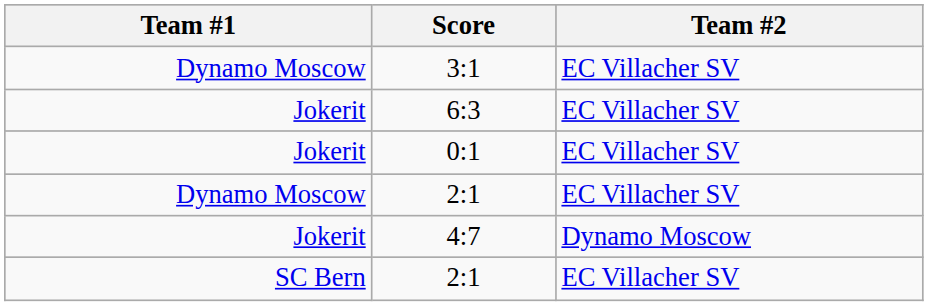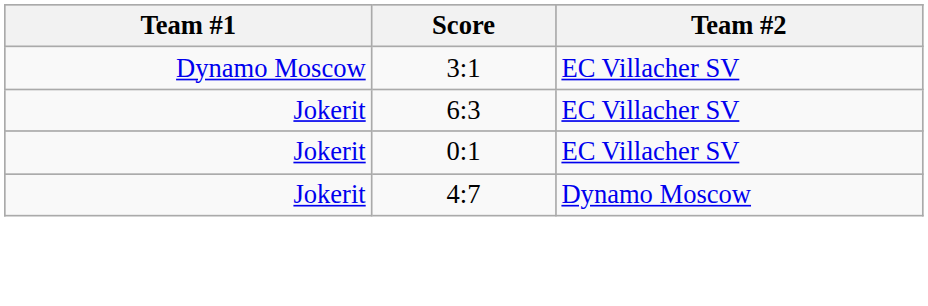- row: (271, 194)
- row: (320, 278)
